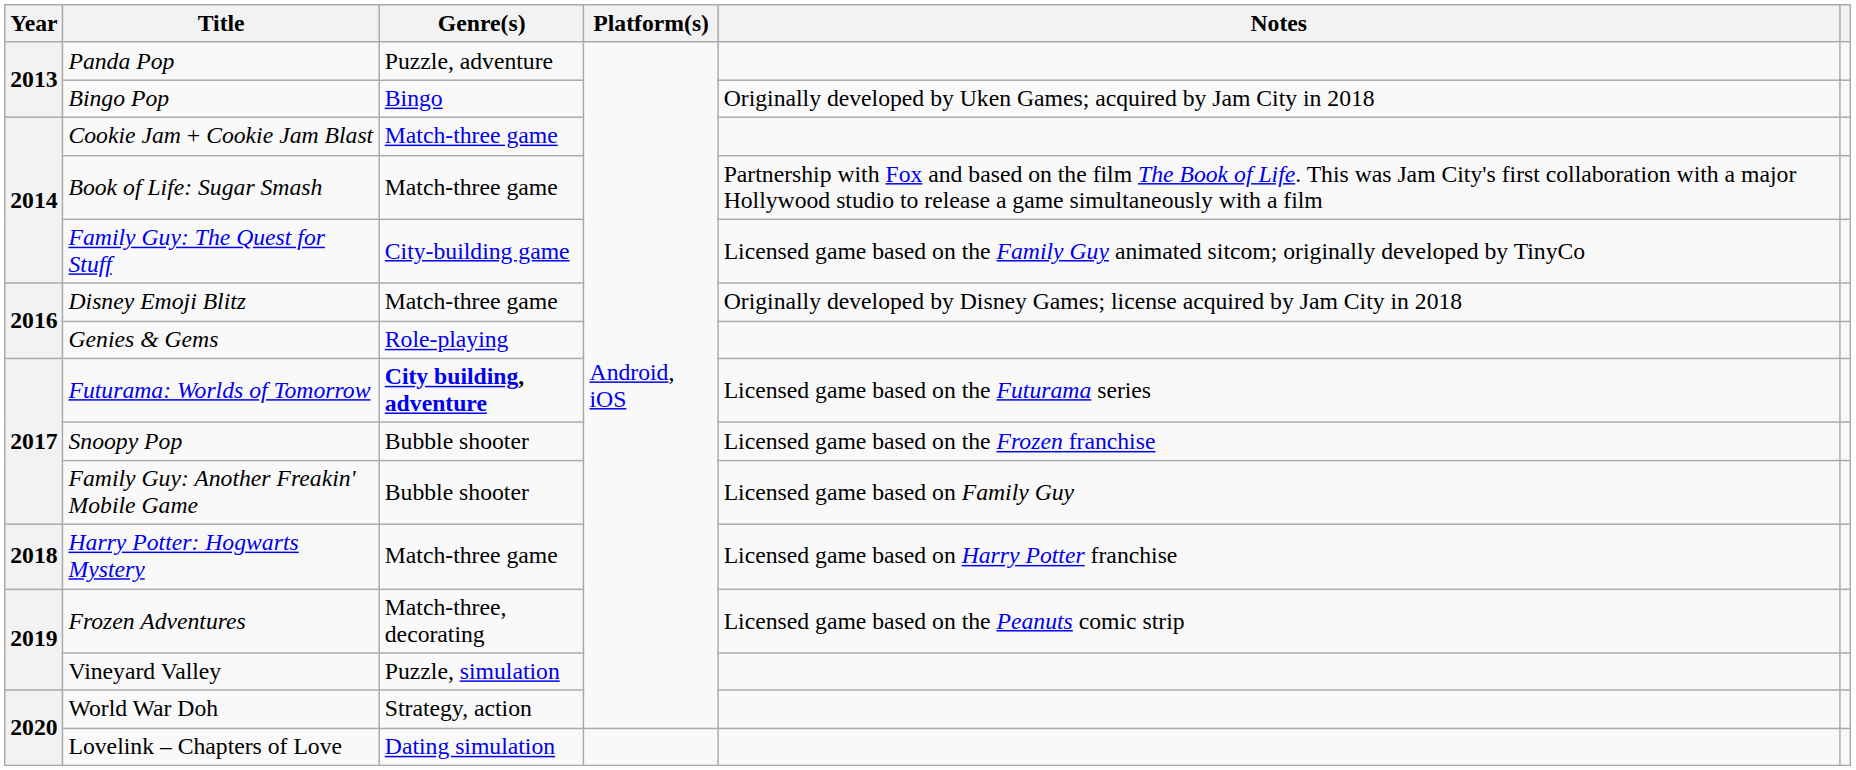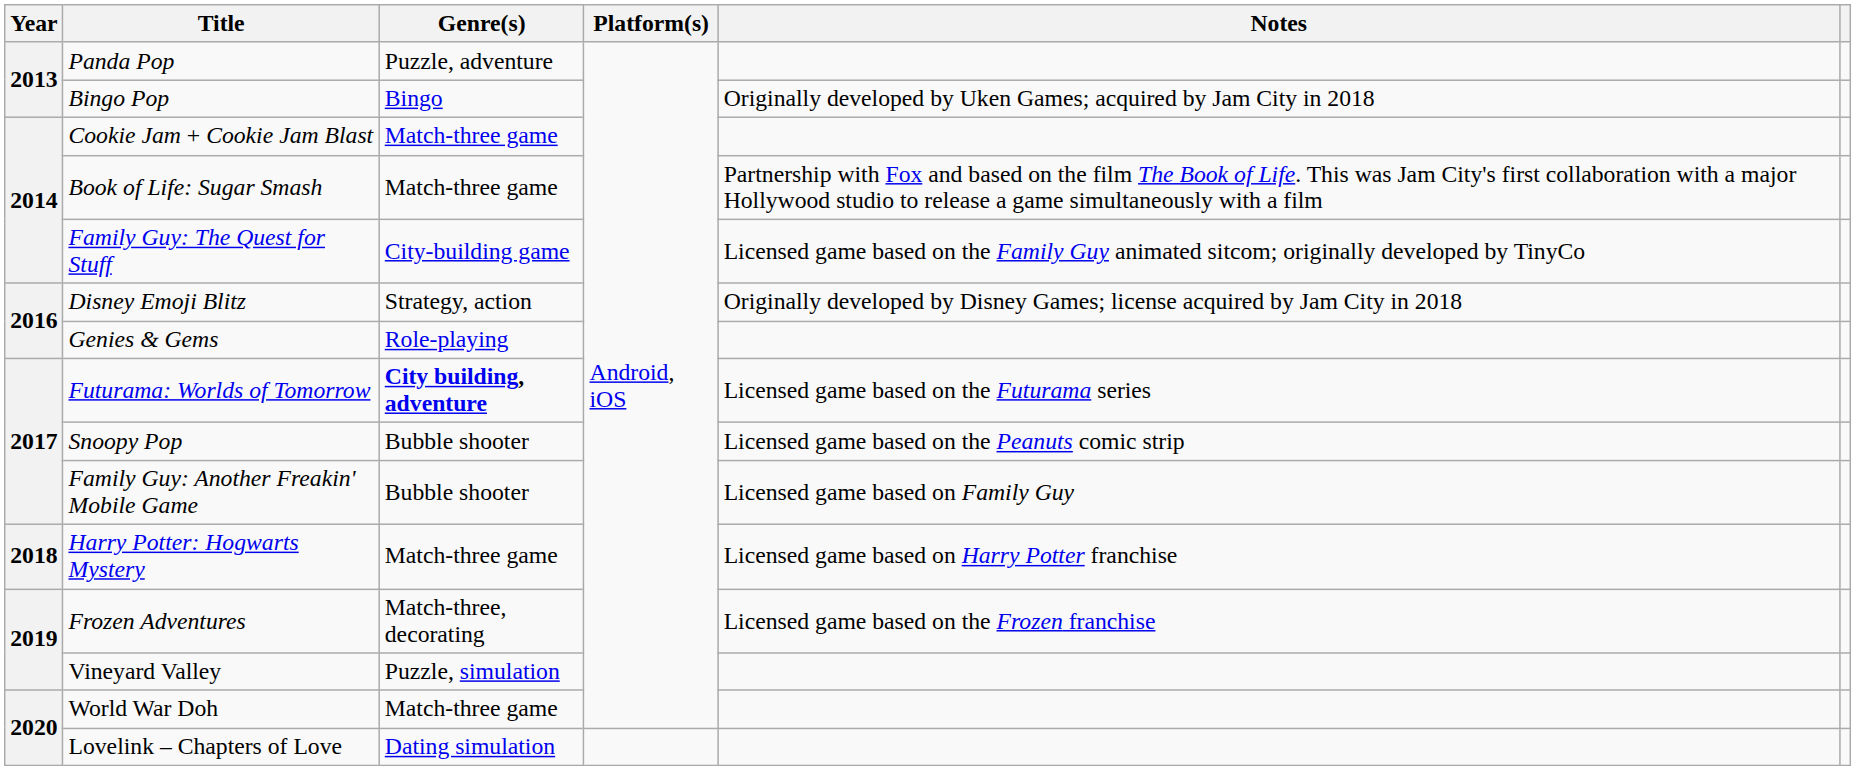(471, 301) Match-three game -> (458, 301) Strategy, action
(940, 441) Licensed game based on the Frozen franchise -> (954, 441) Licensed game based on the Peanuts comic strip
(954, 620) Licensed game based on the Peanuts comic strip -> (940, 620) Licensed game based on the Frozen franchise
(458, 708) Strategy, action -> (471, 708) Match-three game
